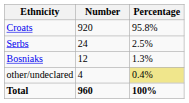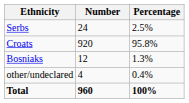rows swapped: (20, 28) <-> (18, 43)
(142, 75) khaki background -> (142, 75) no background
